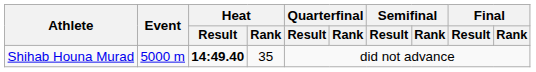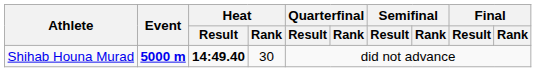(163, 57) normal -> (163, 57) bold
(266, 57) 35 -> (267, 57) 30
